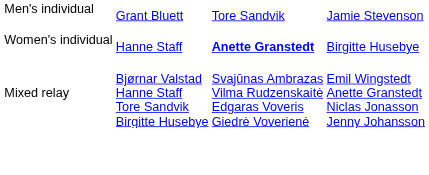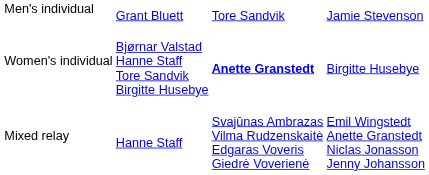(149, 47) Hanne Staff -> (162, 68) Bjørnar Valstad Hanne Staff Tore Sandvik Birgitte Husebye
(162, 100) Bjørnar Valstad Hanne Staff Tore Sandvik Birgitte Husebye -> (149, 142) Hanne Staff
